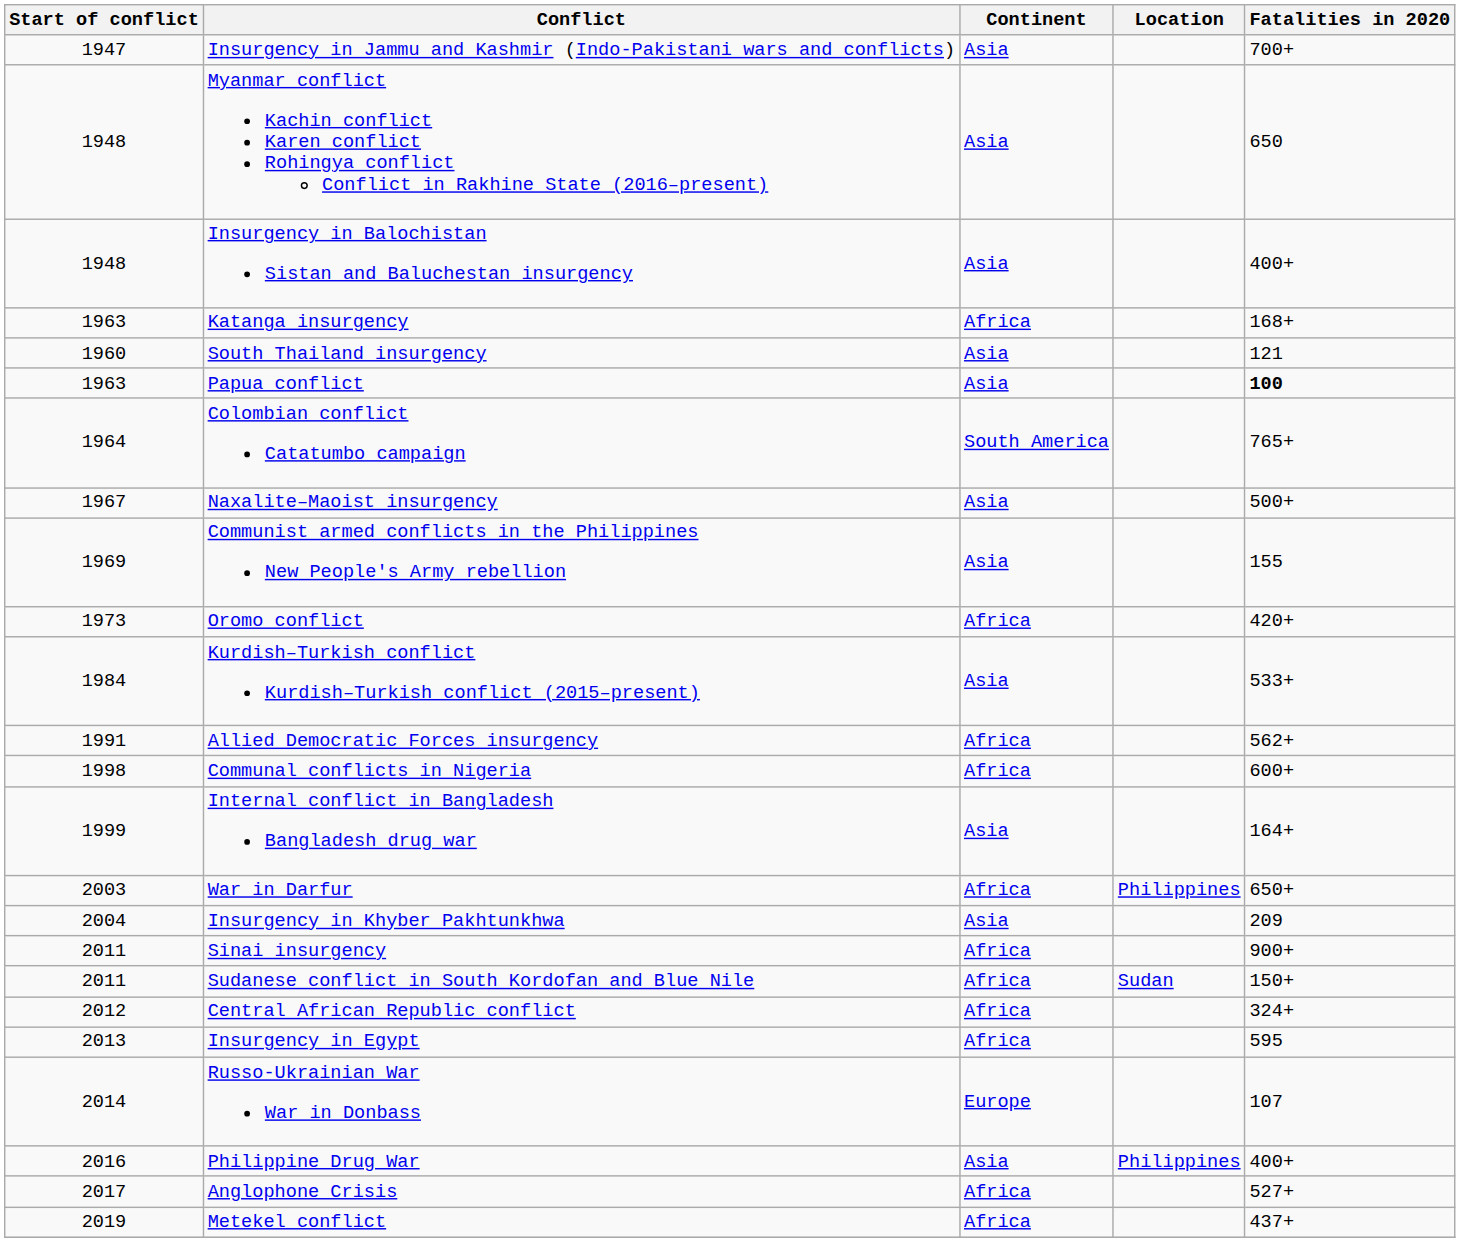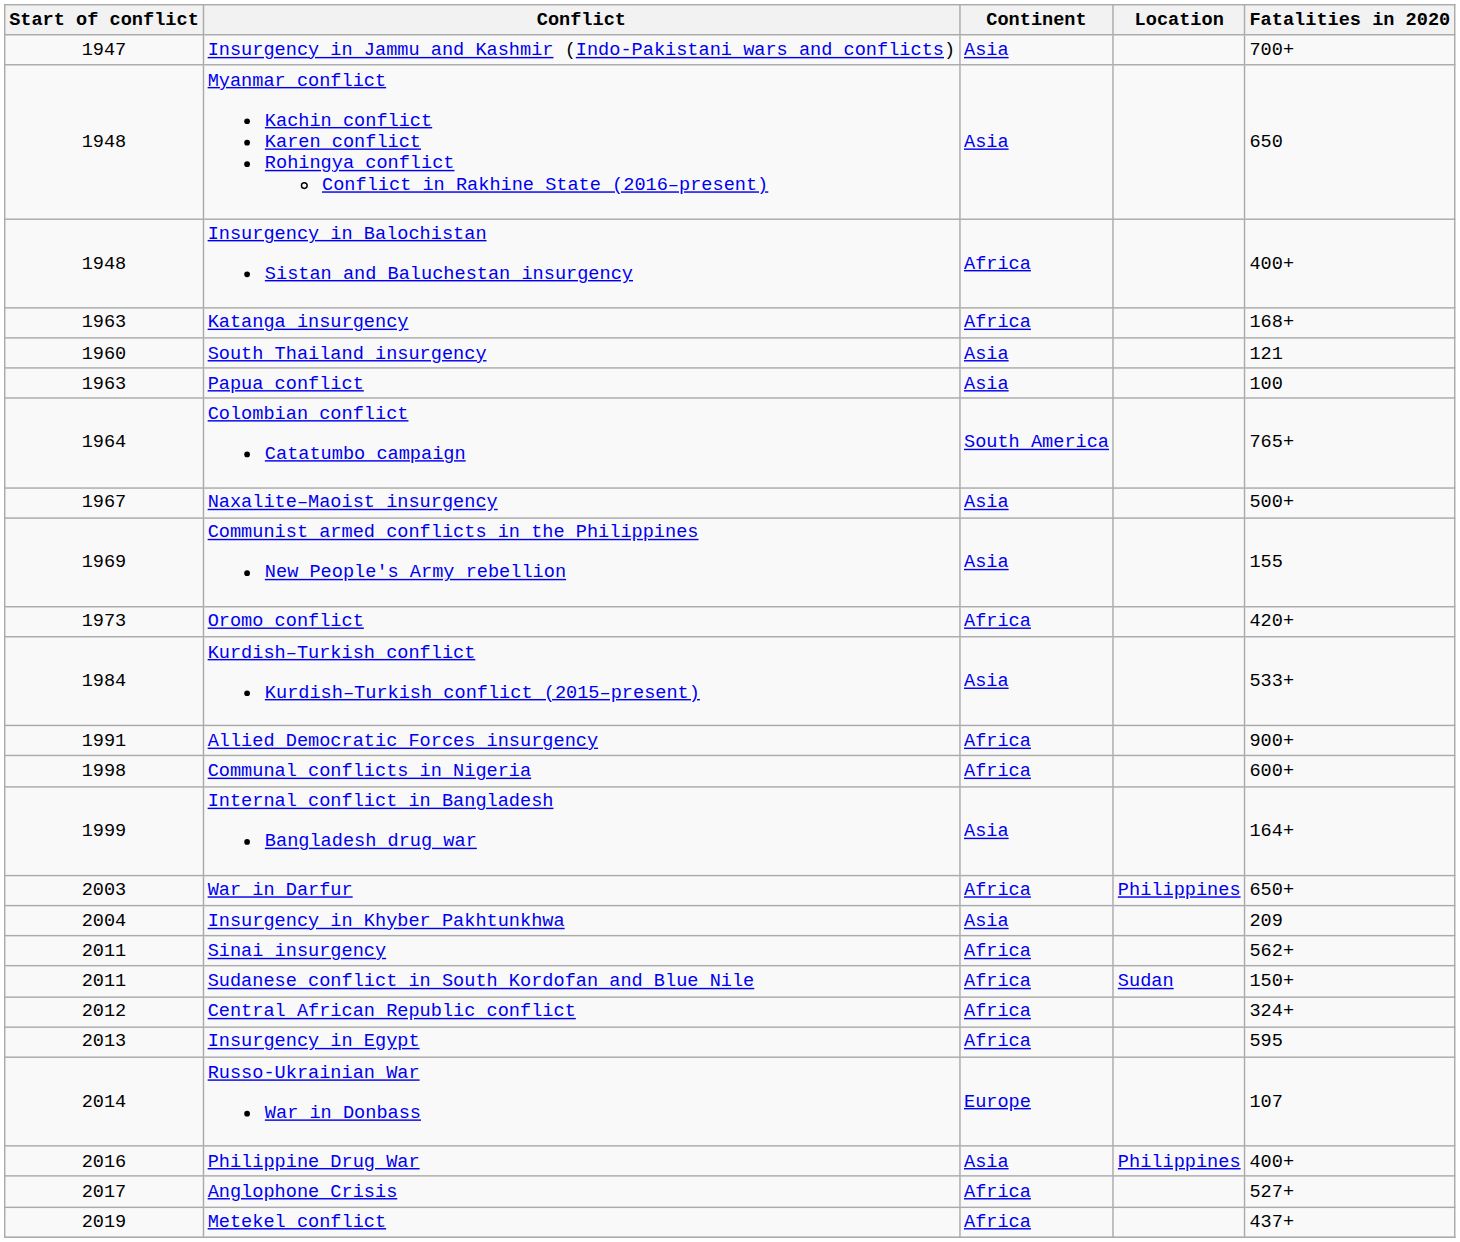(986, 263) Asia -> (997, 263) Africa
(1266, 383) bold -> (1266, 383) normal
(1272, 741) 562+ -> (1272, 741) 900+
(1272, 951) 900+ -> (1272, 951) 562+
